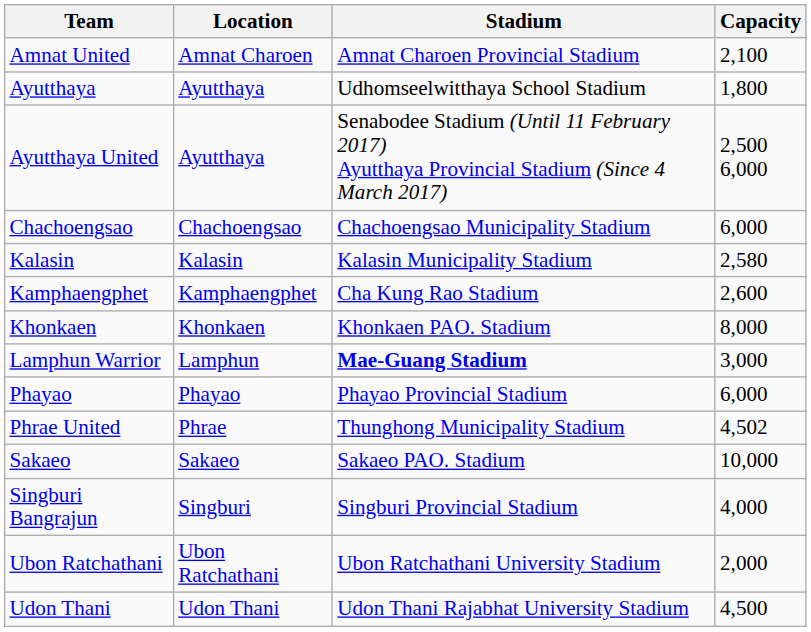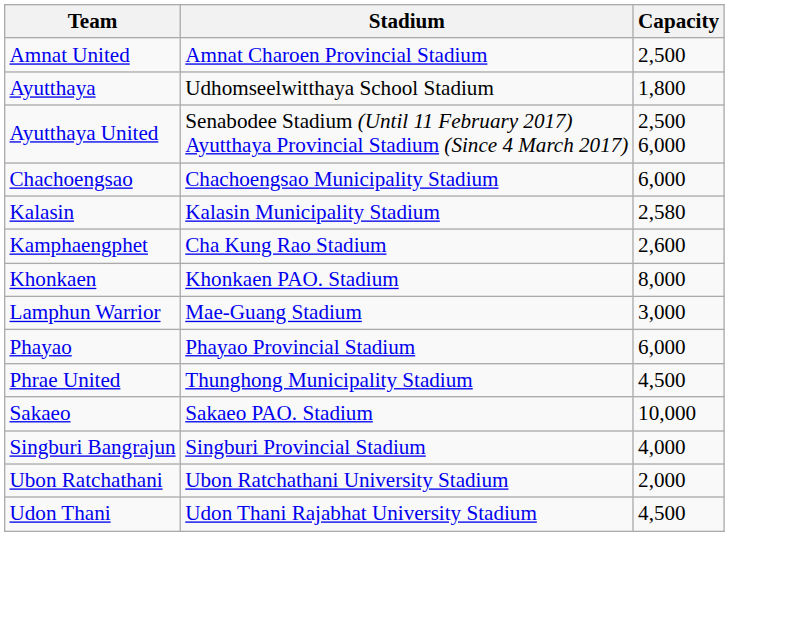- column: (253, 21)
(744, 54) 2,100 -> (662, 54) 2,500
(432, 360) bold -> (274, 312) normal
(744, 427) 4,502 -> (662, 379) 4,500
